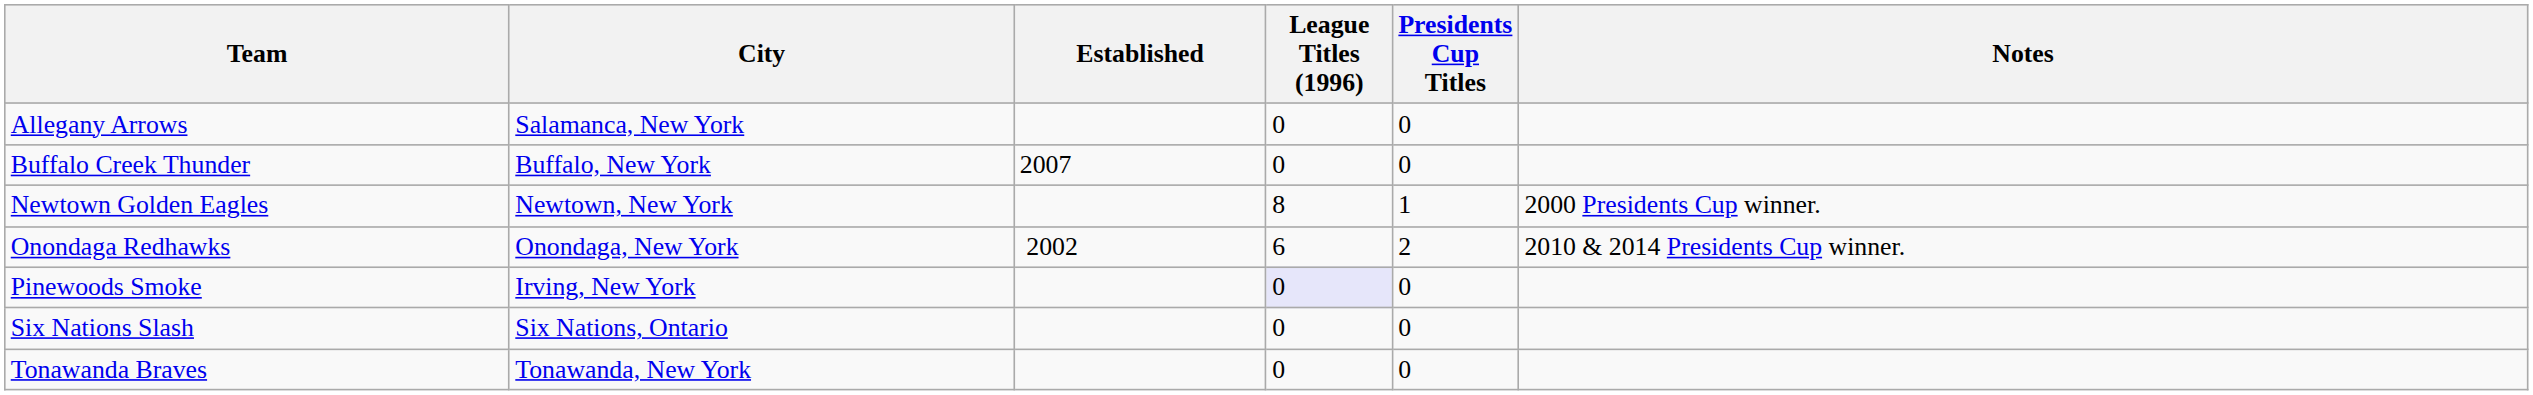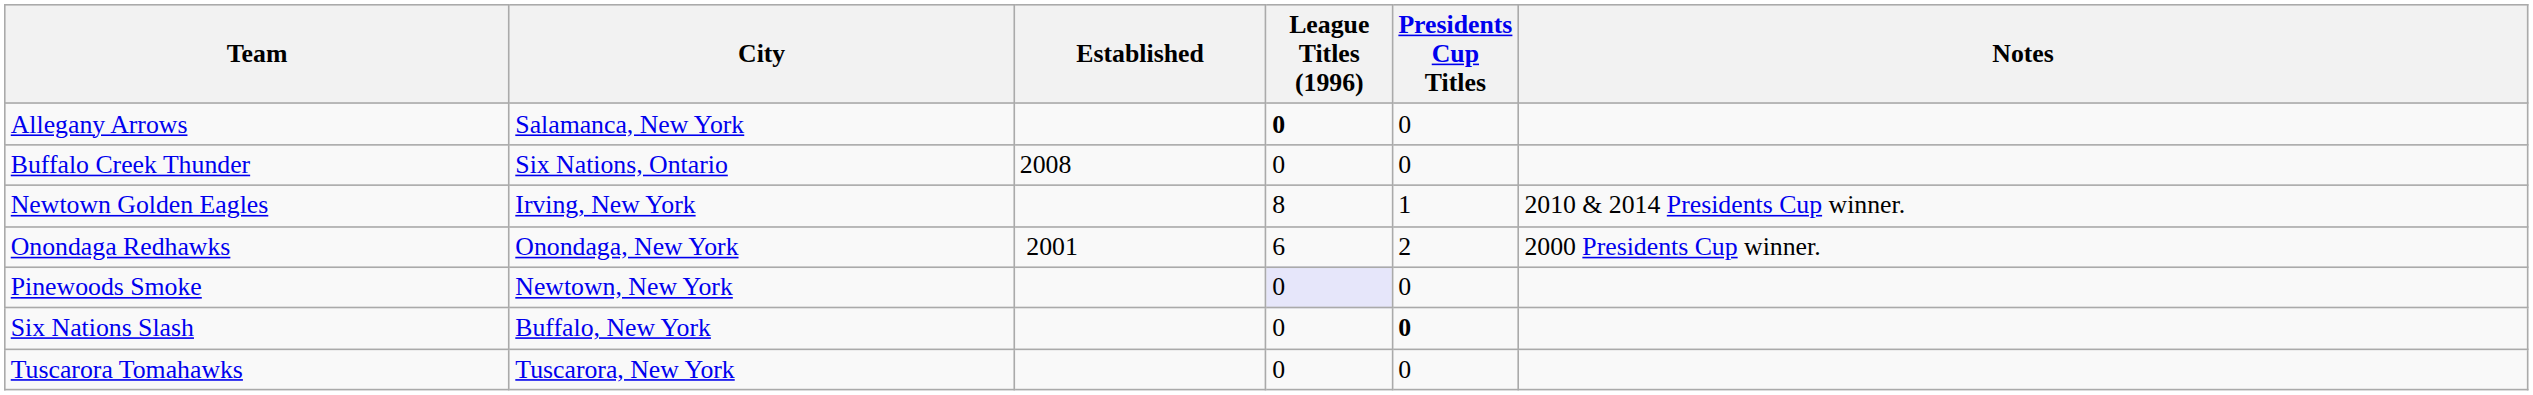(1279, 123) normal -> (1279, 123) bold
(613, 164) Buffalo, New York -> (622, 164) Six Nations, Ontario
(1046, 164) 2007 -> (1046, 164) 2008
(624, 205) Newtown, New York -> (605, 205) Irving, New York
(1673, 205) 2000 Presidents Cup winner. -> (1715, 205) 2010 & 2014 Presidents Cup winner.
(1049, 246) 2002 -> (1049, 246) 2001
(1715, 246) 2010 & 2014 Presidents Cup winner. -> (1673, 246) 2000 Presidents Cup winner.
(605, 287) Irving, New York -> (624, 287) Newtown, New York
(622, 328) Six Nations, Ontario -> (613, 328) Buffalo, New York
(1405, 328) normal -> (1405, 328) bold
- row: (109, 368)
+ row: (127, 368)
